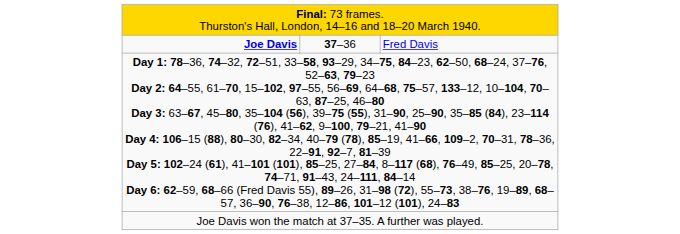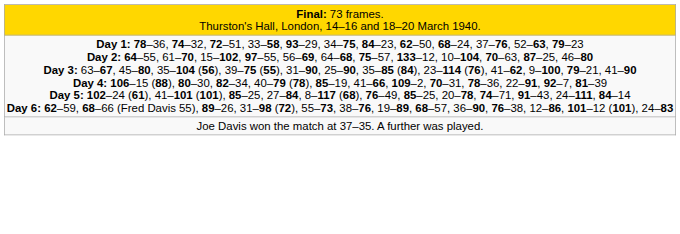- row: (271, 44)
